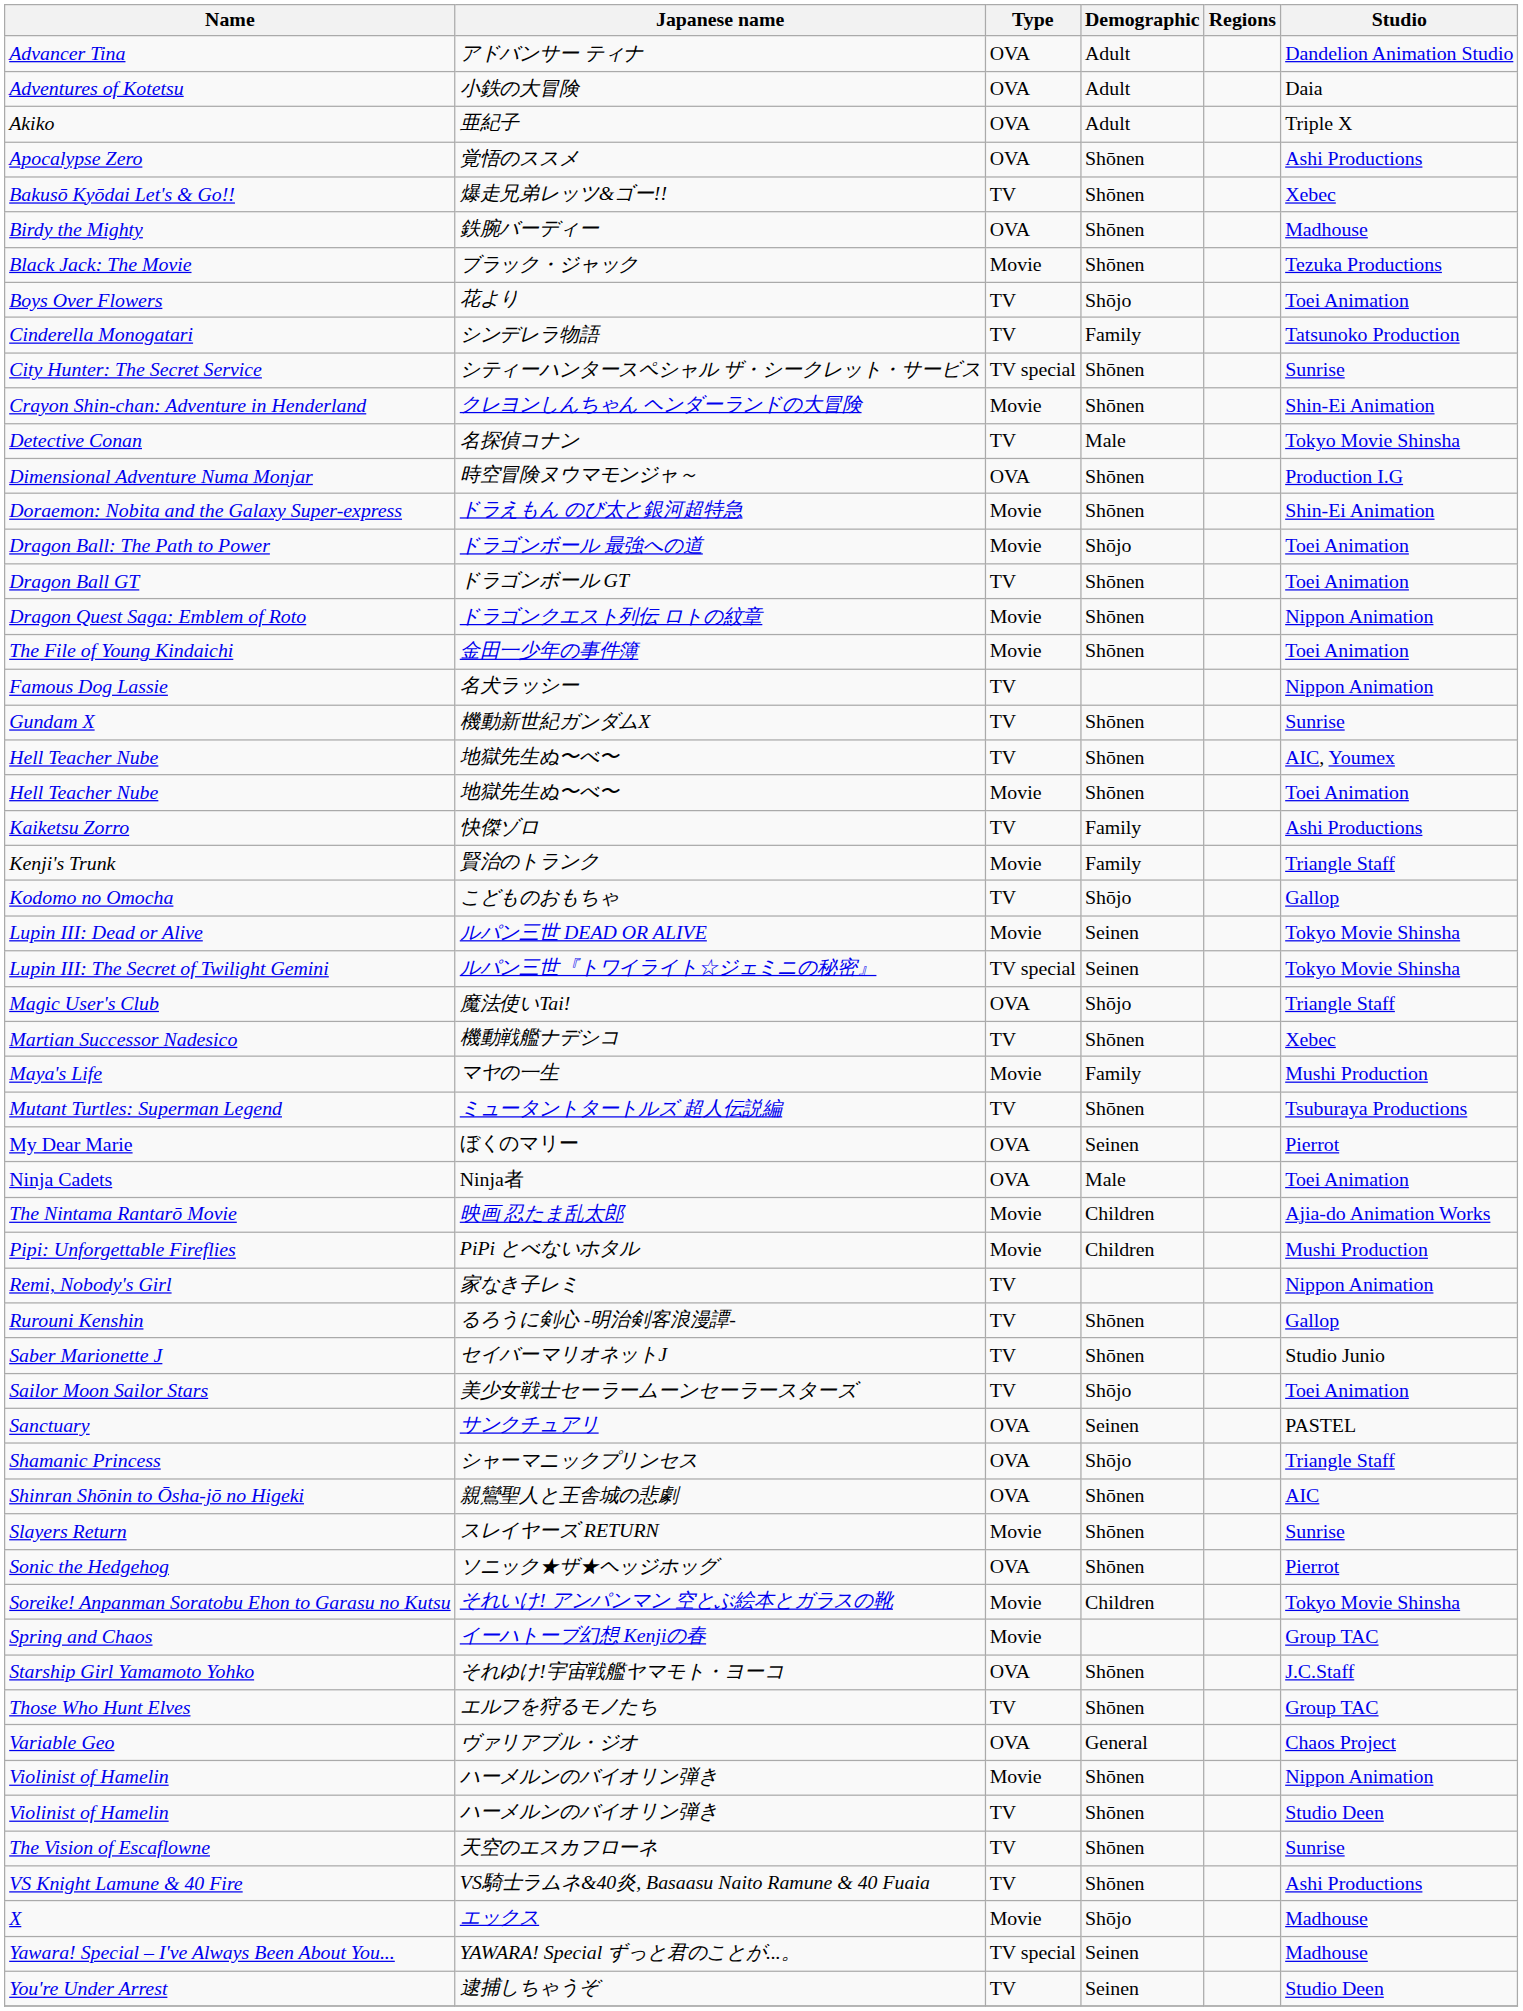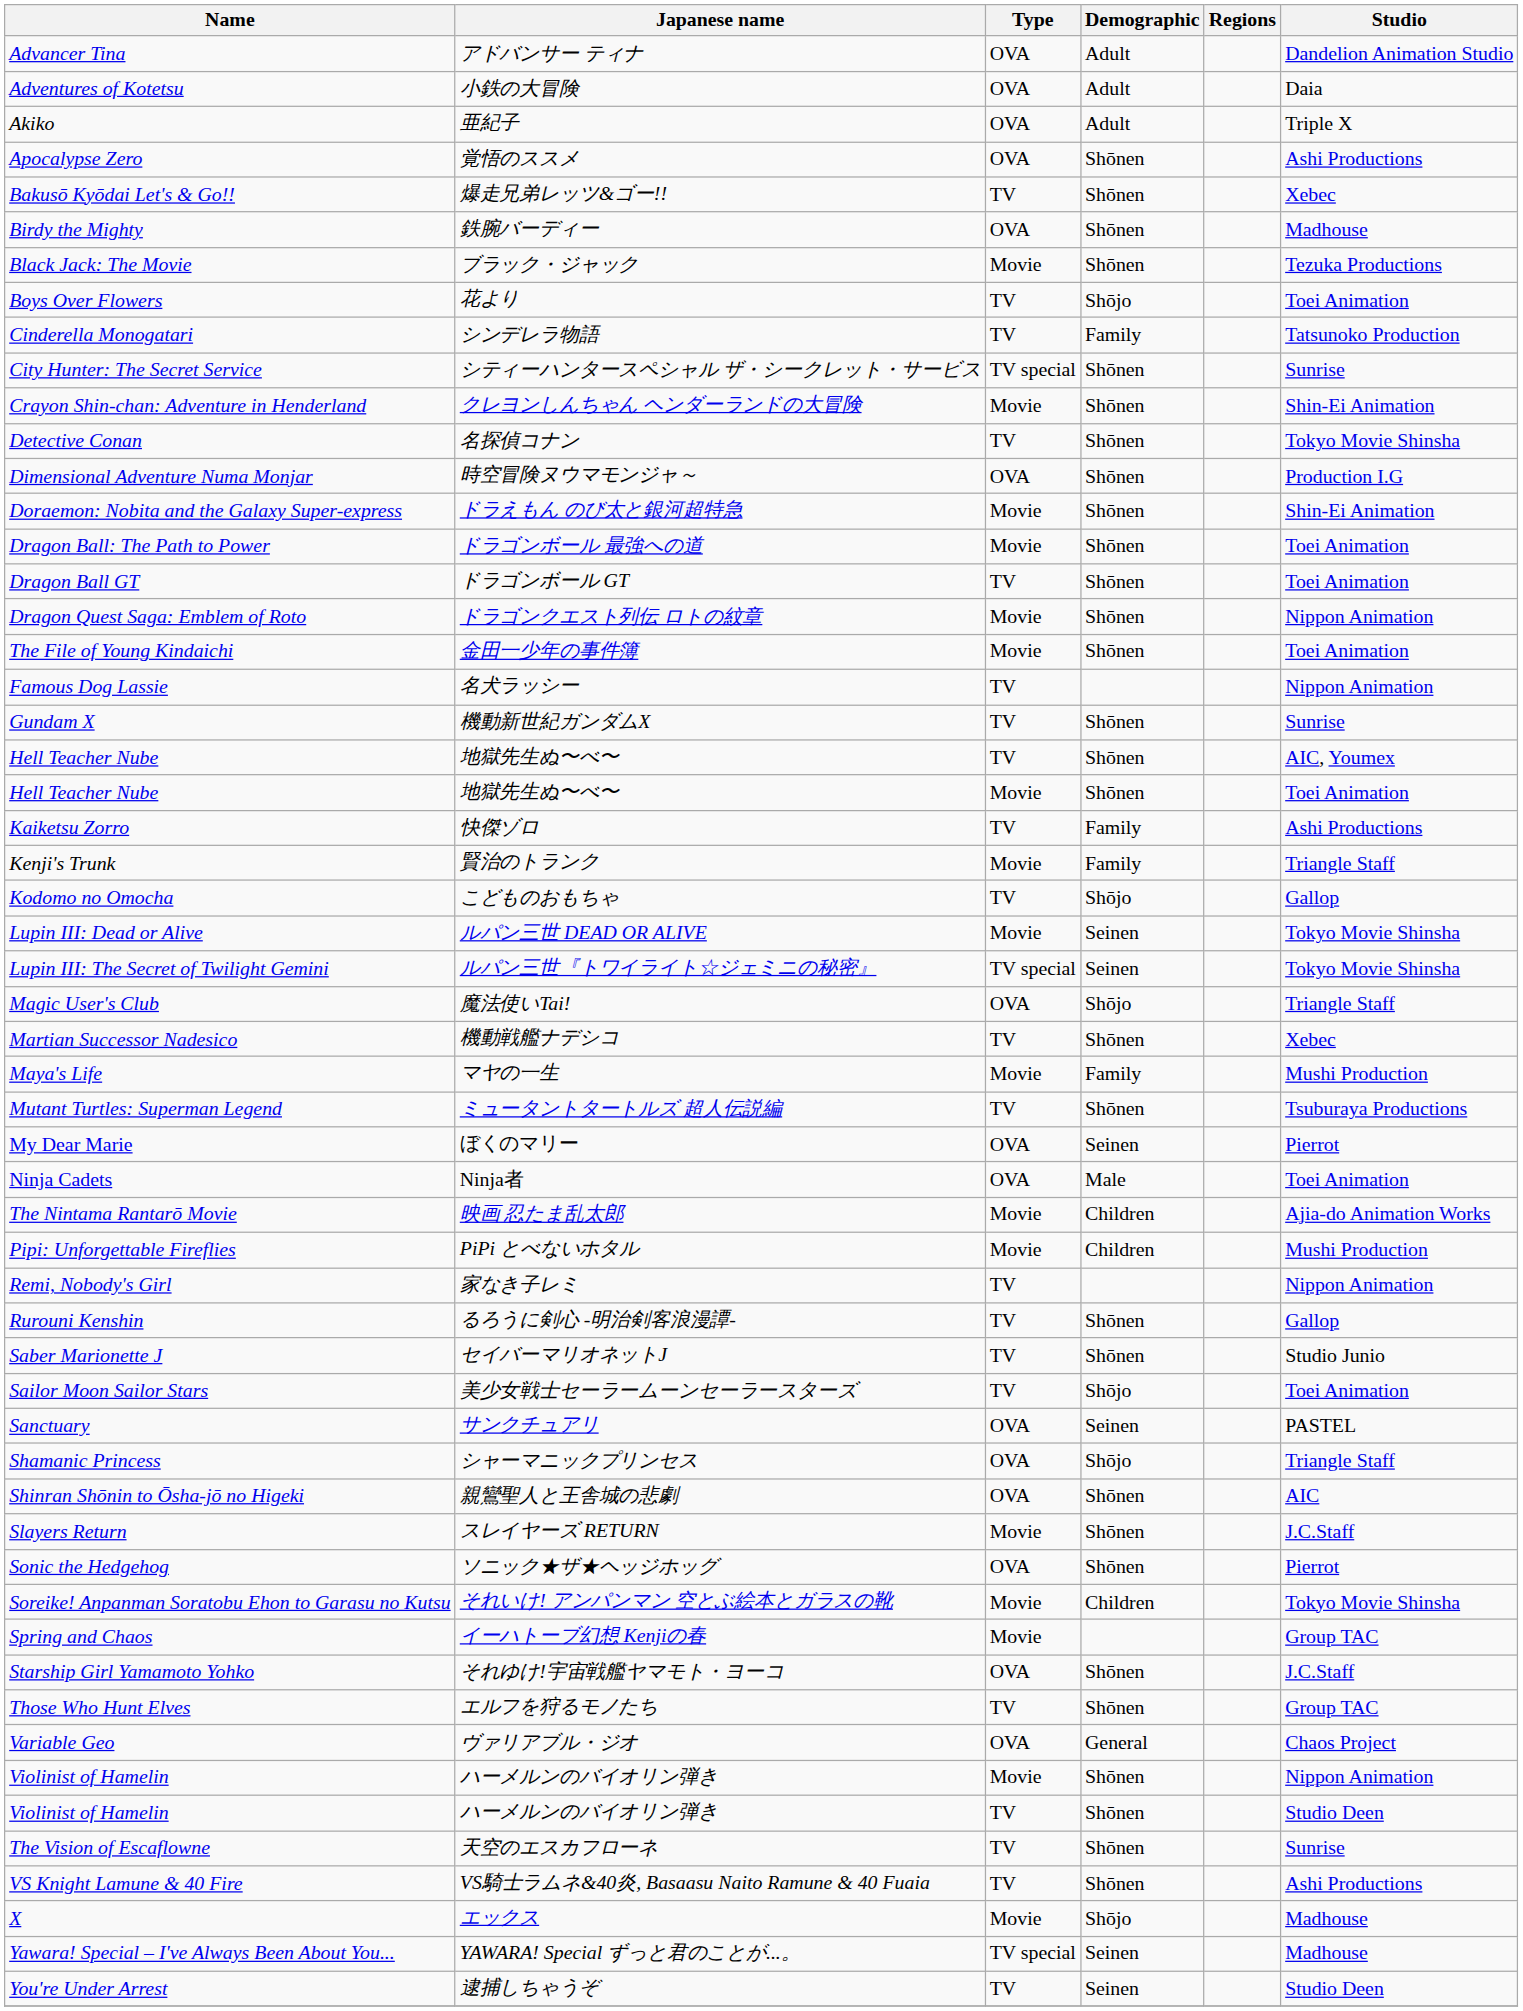(1105, 440) Male -> (1115, 440) Shōnen
(1108, 546) Shōjo -> (1115, 546) Shōnen
(1315, 1531) Sunrise -> (1320, 1531) J.C.Staff
